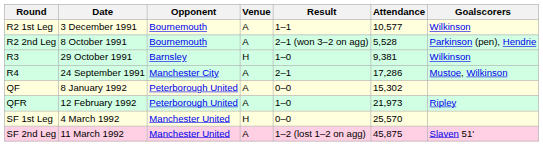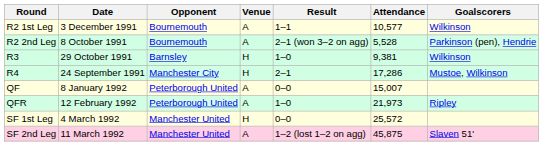(246, 73) A -> (246, 73) H
(388, 88) 15,302 -> (388, 88) 15,007
(388, 118) 25,570 -> (388, 118) 25,572
